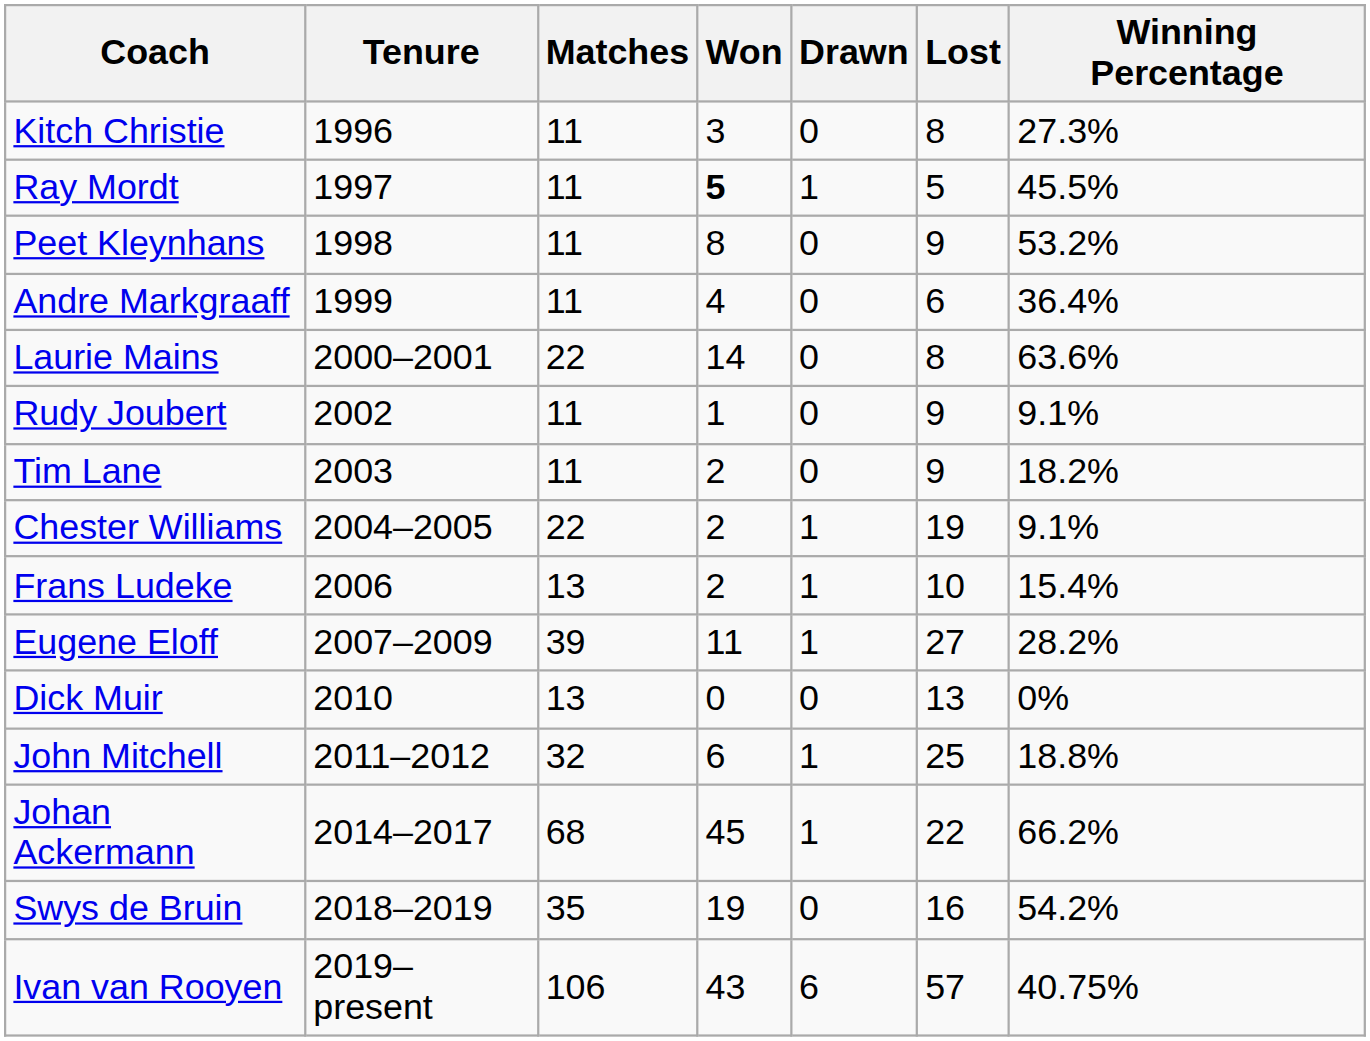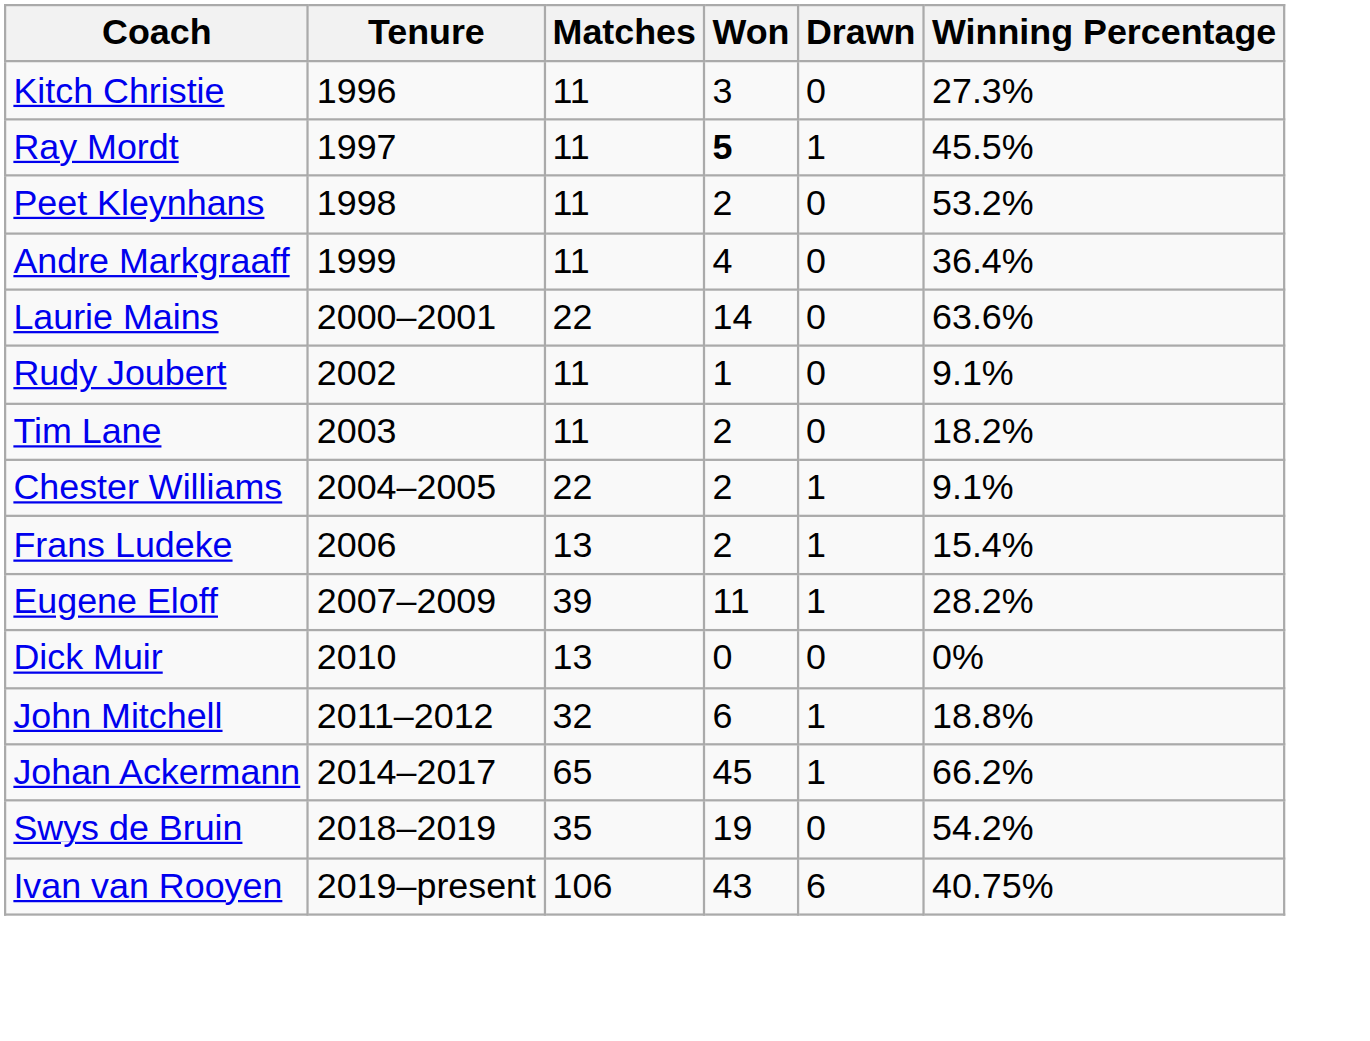- column: (963, 53)
(716, 243) 8 -> (722, 203) 2
(566, 832) 68 -> (572, 771) 65
